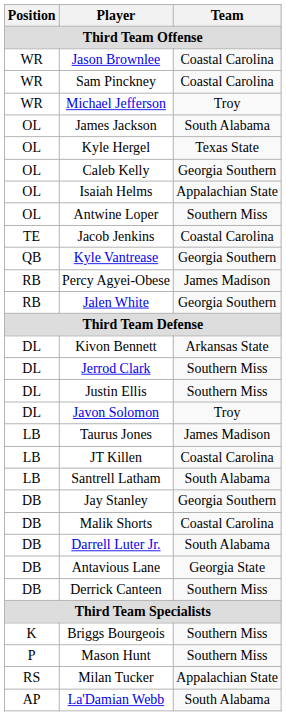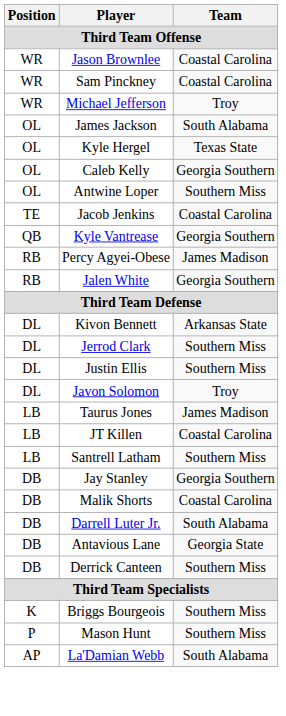- row: (116, 192)
(227, 479) South Alabama -> (225, 457) Southern Miss
- row: (116, 677)
